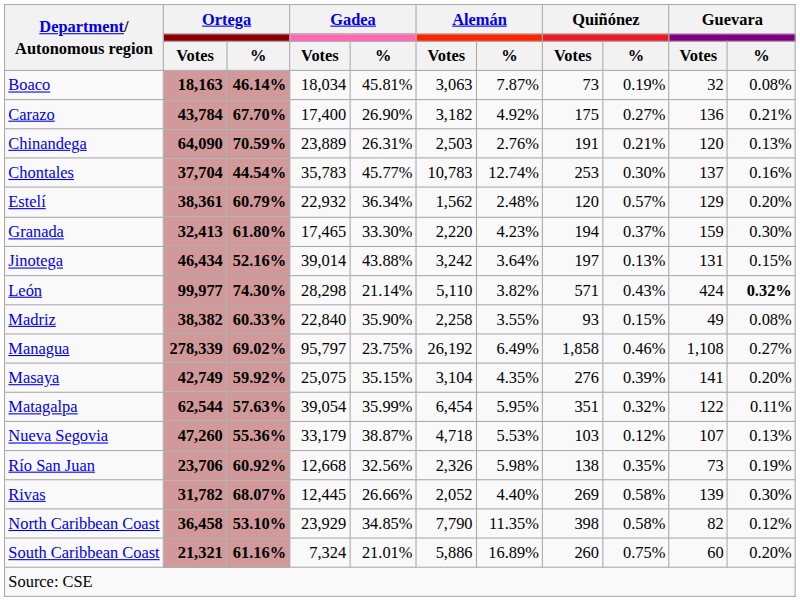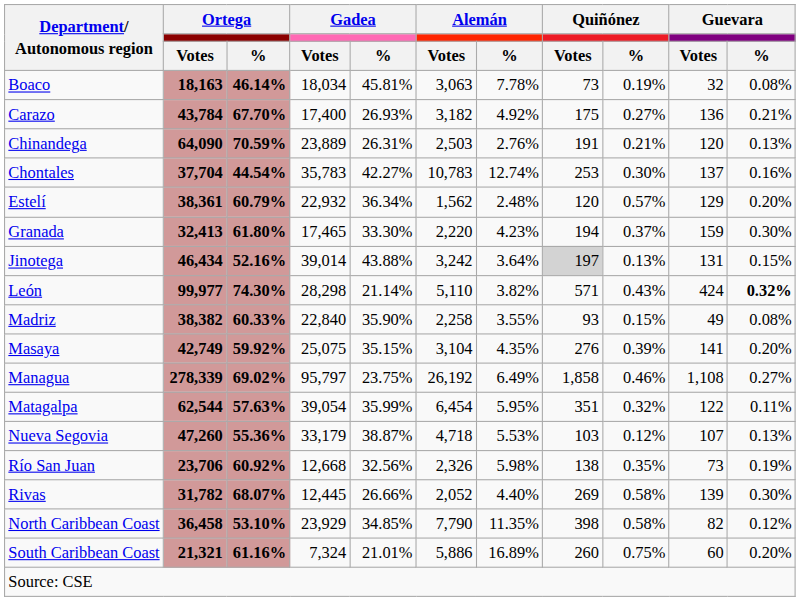(518, 85) 7.87% -> (518, 85) 7.78%
(387, 114) 26.90% -> (387, 114) 26.93%
(387, 173) 45.77% -> (387, 173) 42.27%
(587, 260) no background -> (587, 260) lightgrey background
rows swapped: (39, 348) <-> (34, 377)
